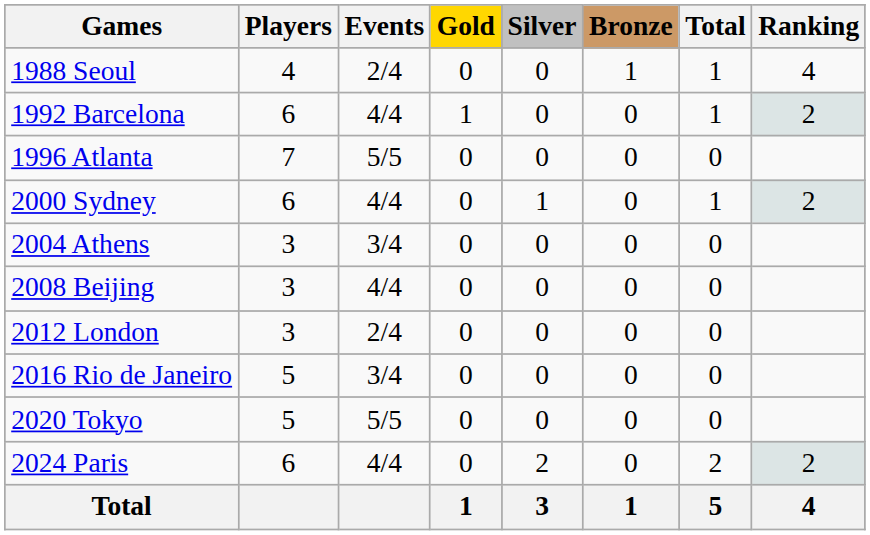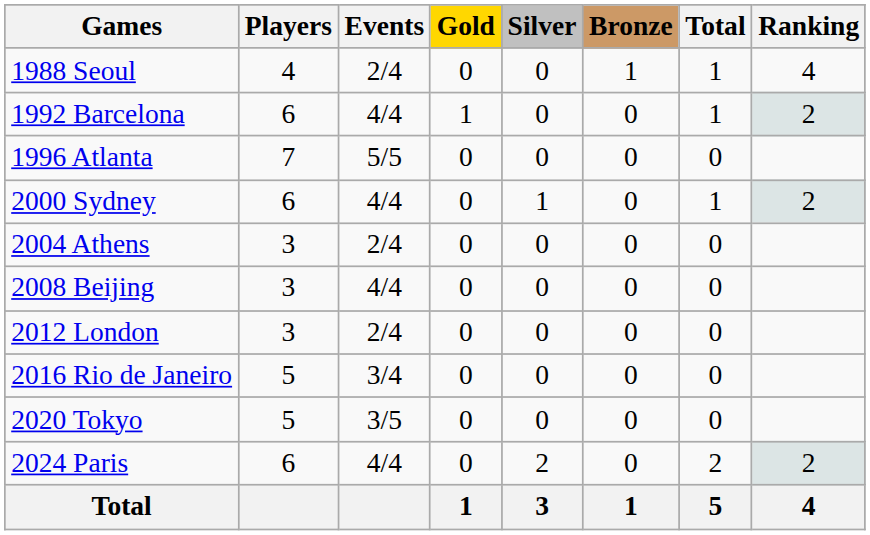(384, 244) 3/4 -> (384, 244) 2/4
(384, 419) 5/5 -> (384, 419) 3/5
